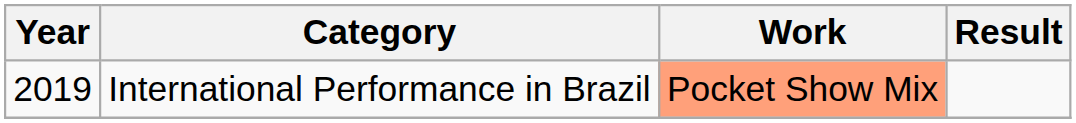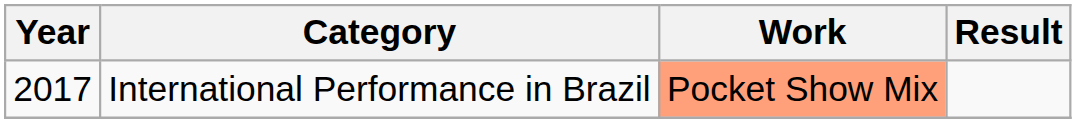(53, 88) 2019 -> (53, 88) 2017
